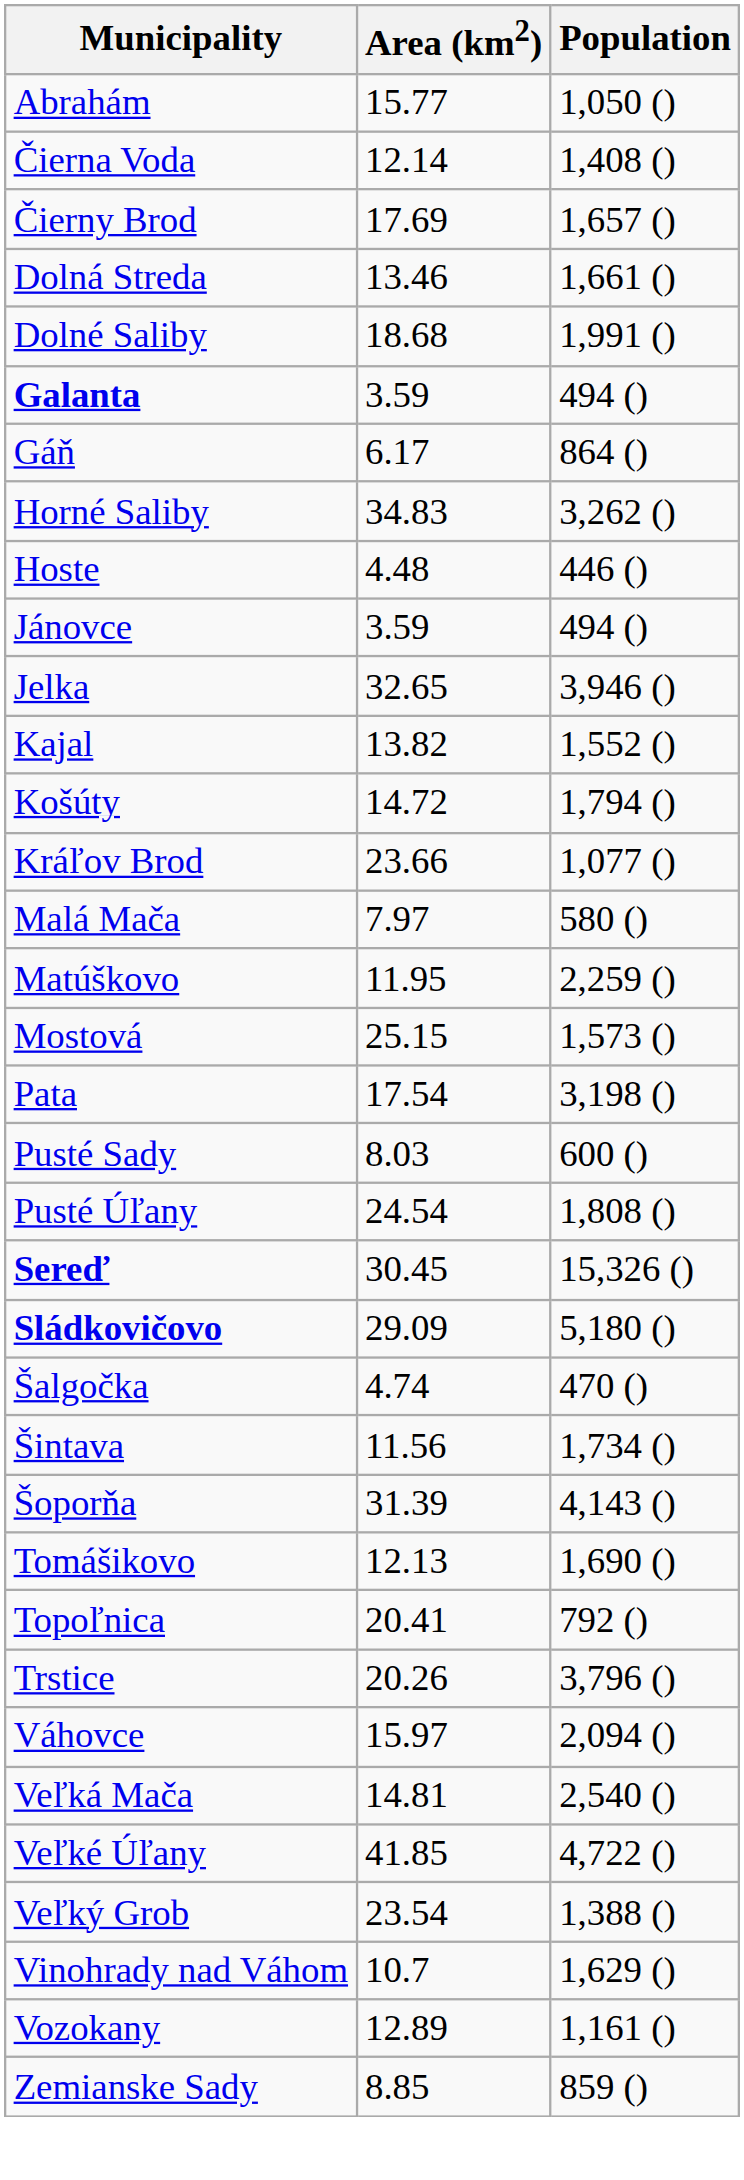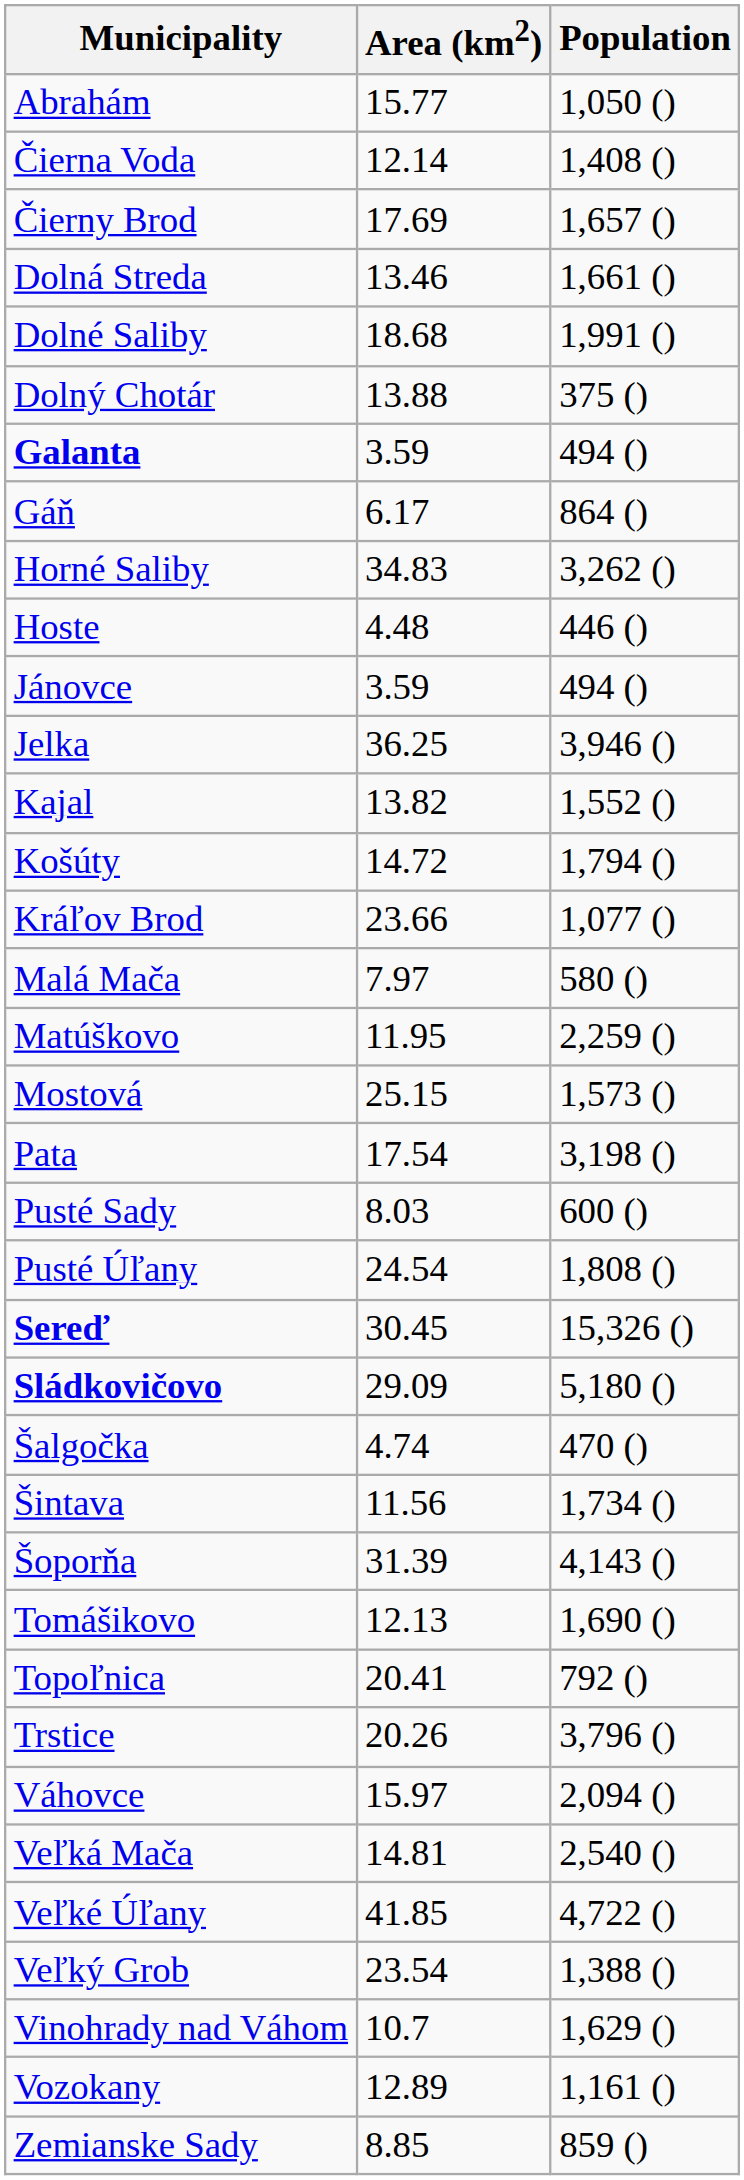+ row: (114, 393)
(406, 685) 32.65 -> (406, 743) 36.25
